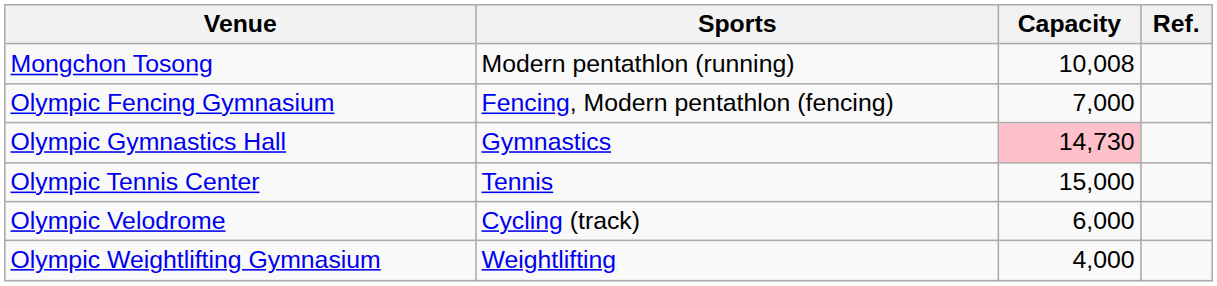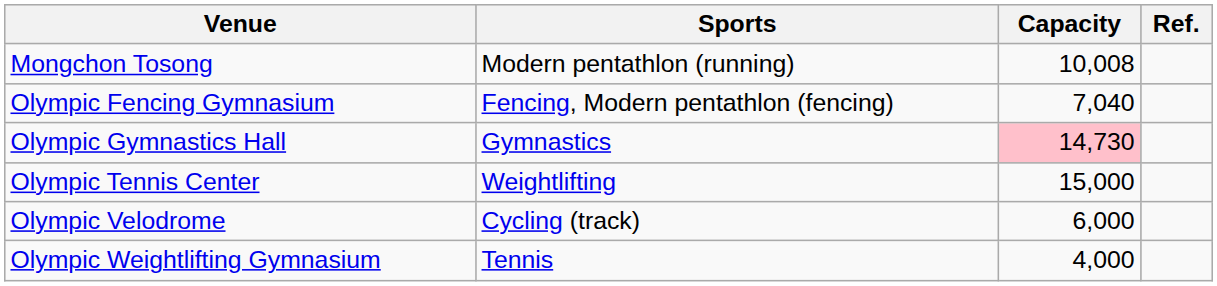(1103, 102) 7,000 -> (1103, 102) 7,040
(517, 181) Tennis -> (549, 181) Weightlifting
(549, 260) Weightlifting -> (517, 260) Tennis
